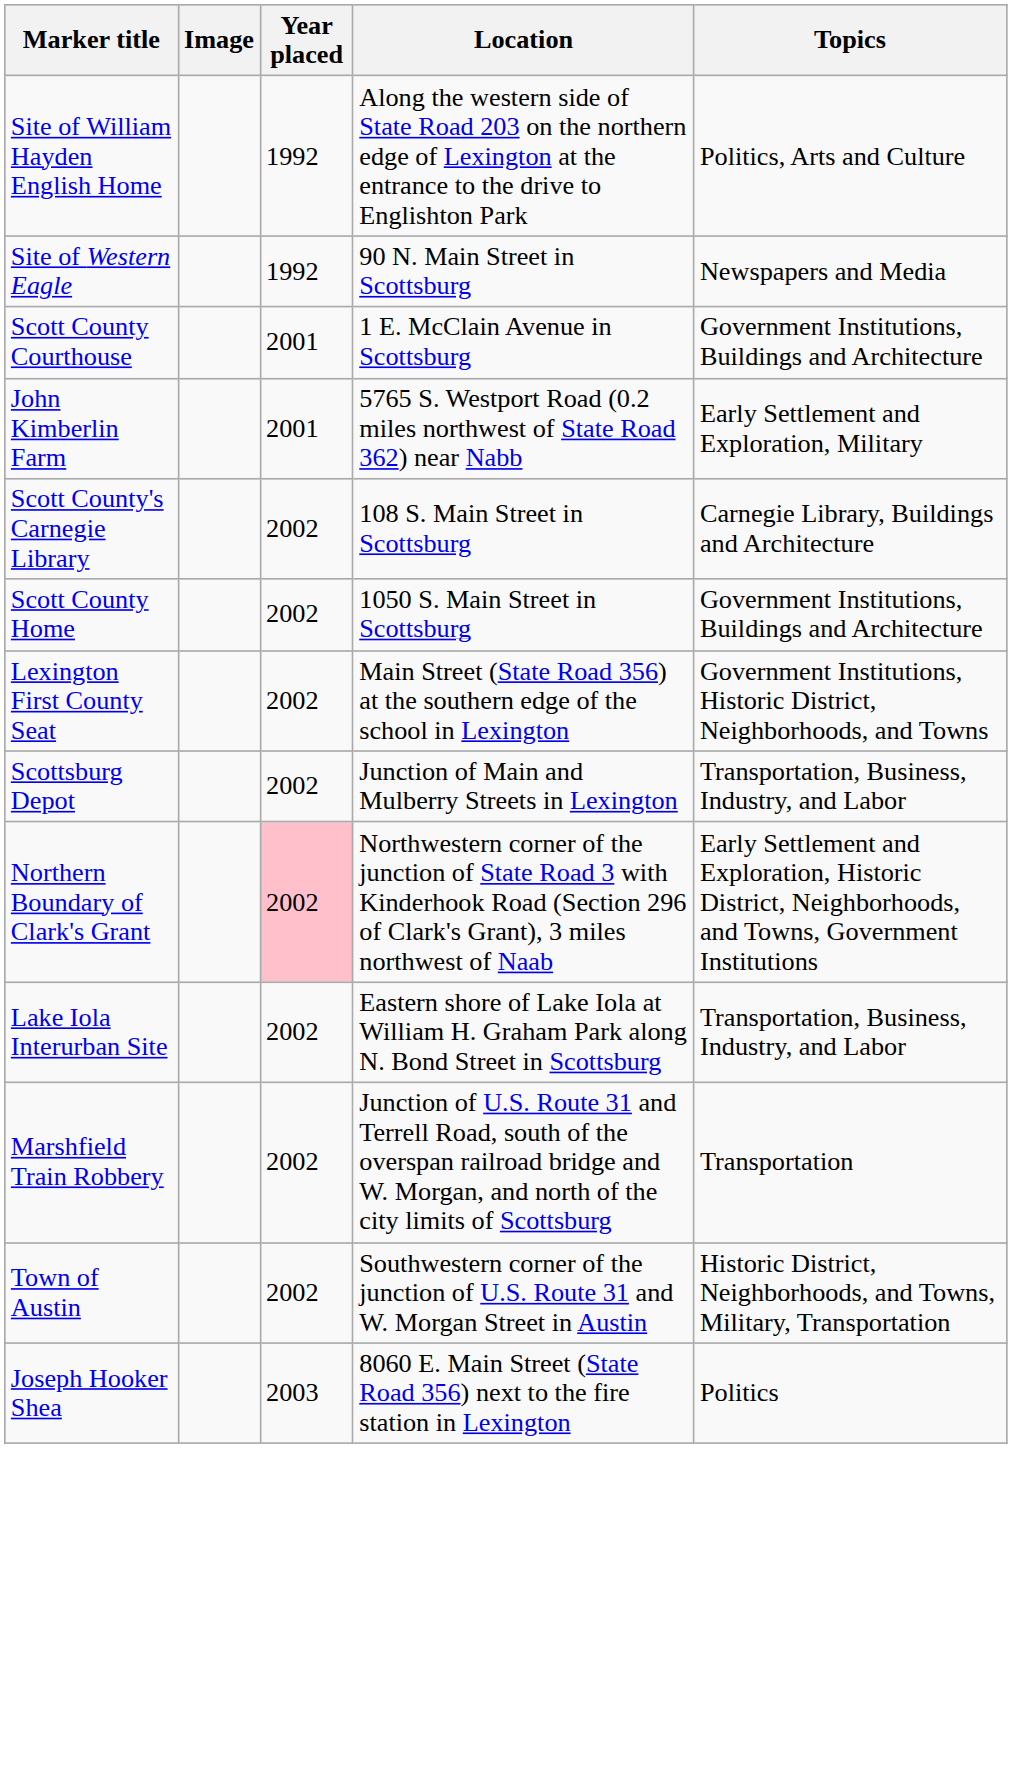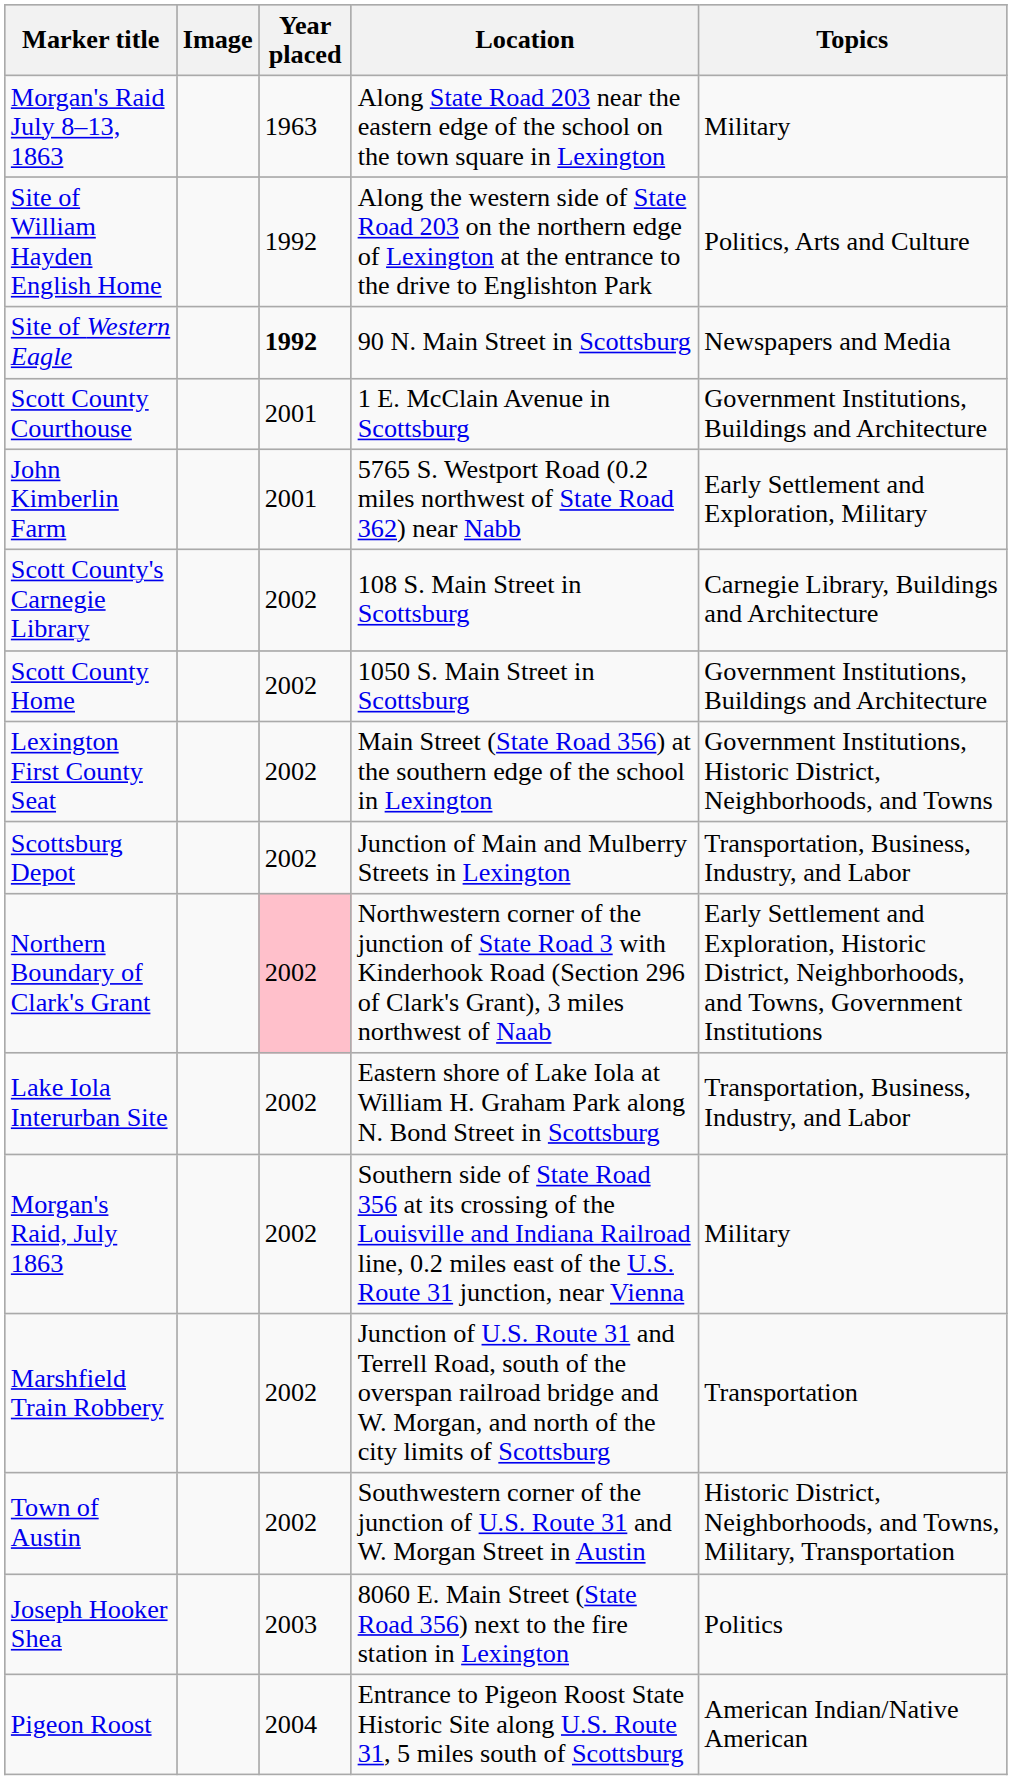+ row: (88, 125)
(292, 270) normal -> (291, 342) bold
+ row: (64, 1233)
+ row: (81, 1724)
